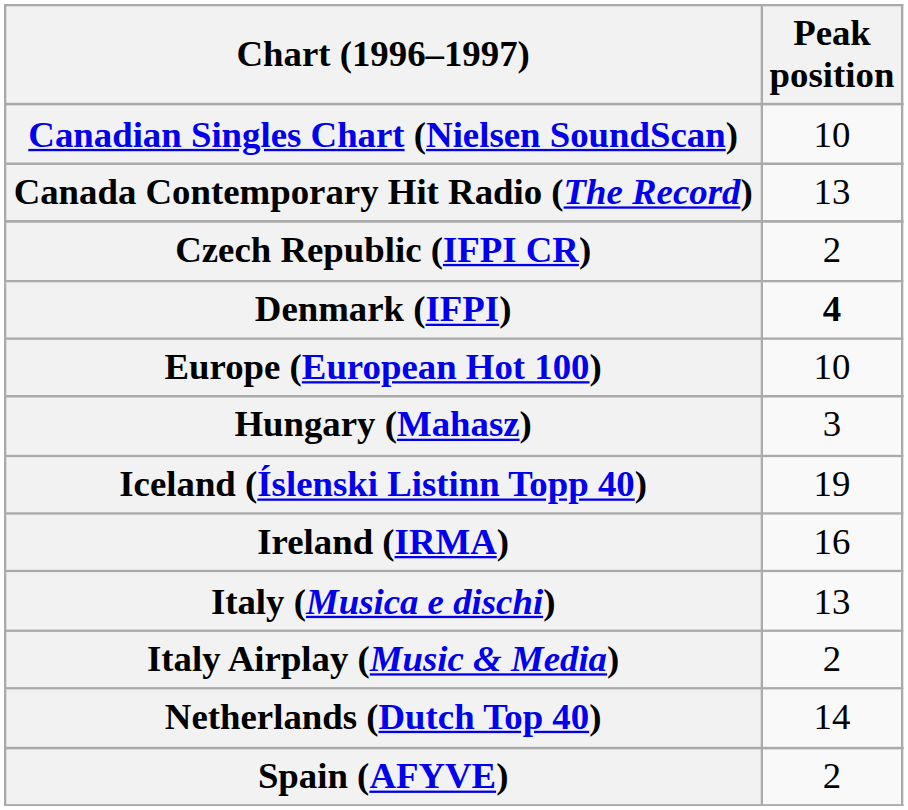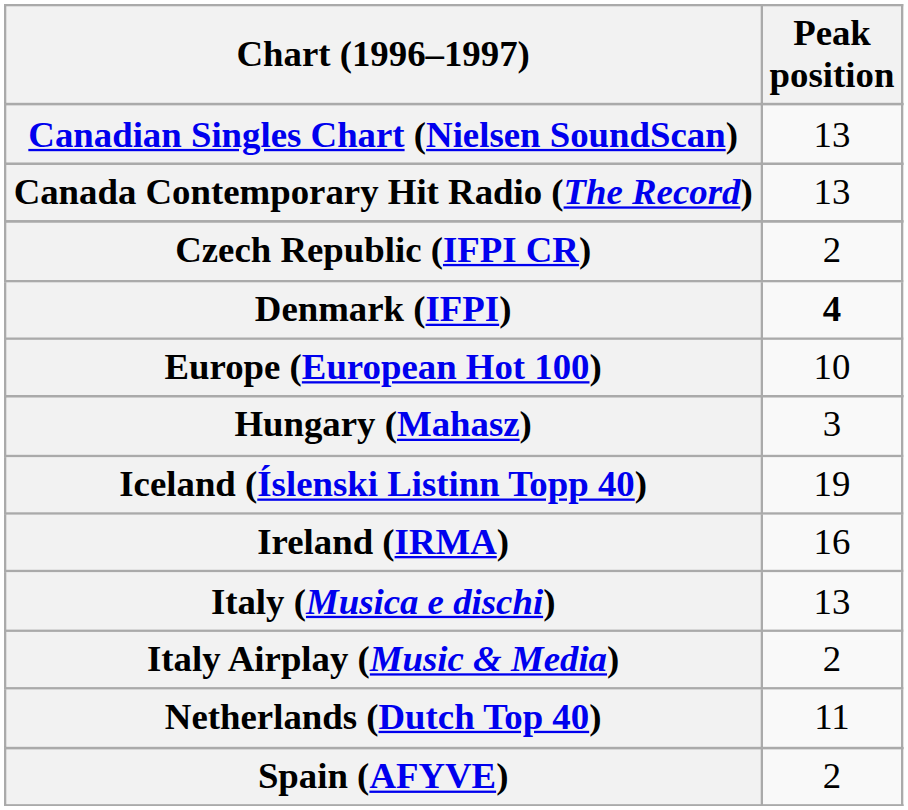(832, 133) 10 -> (832, 133) 13
(832, 717) 14 -> (832, 717) 11
